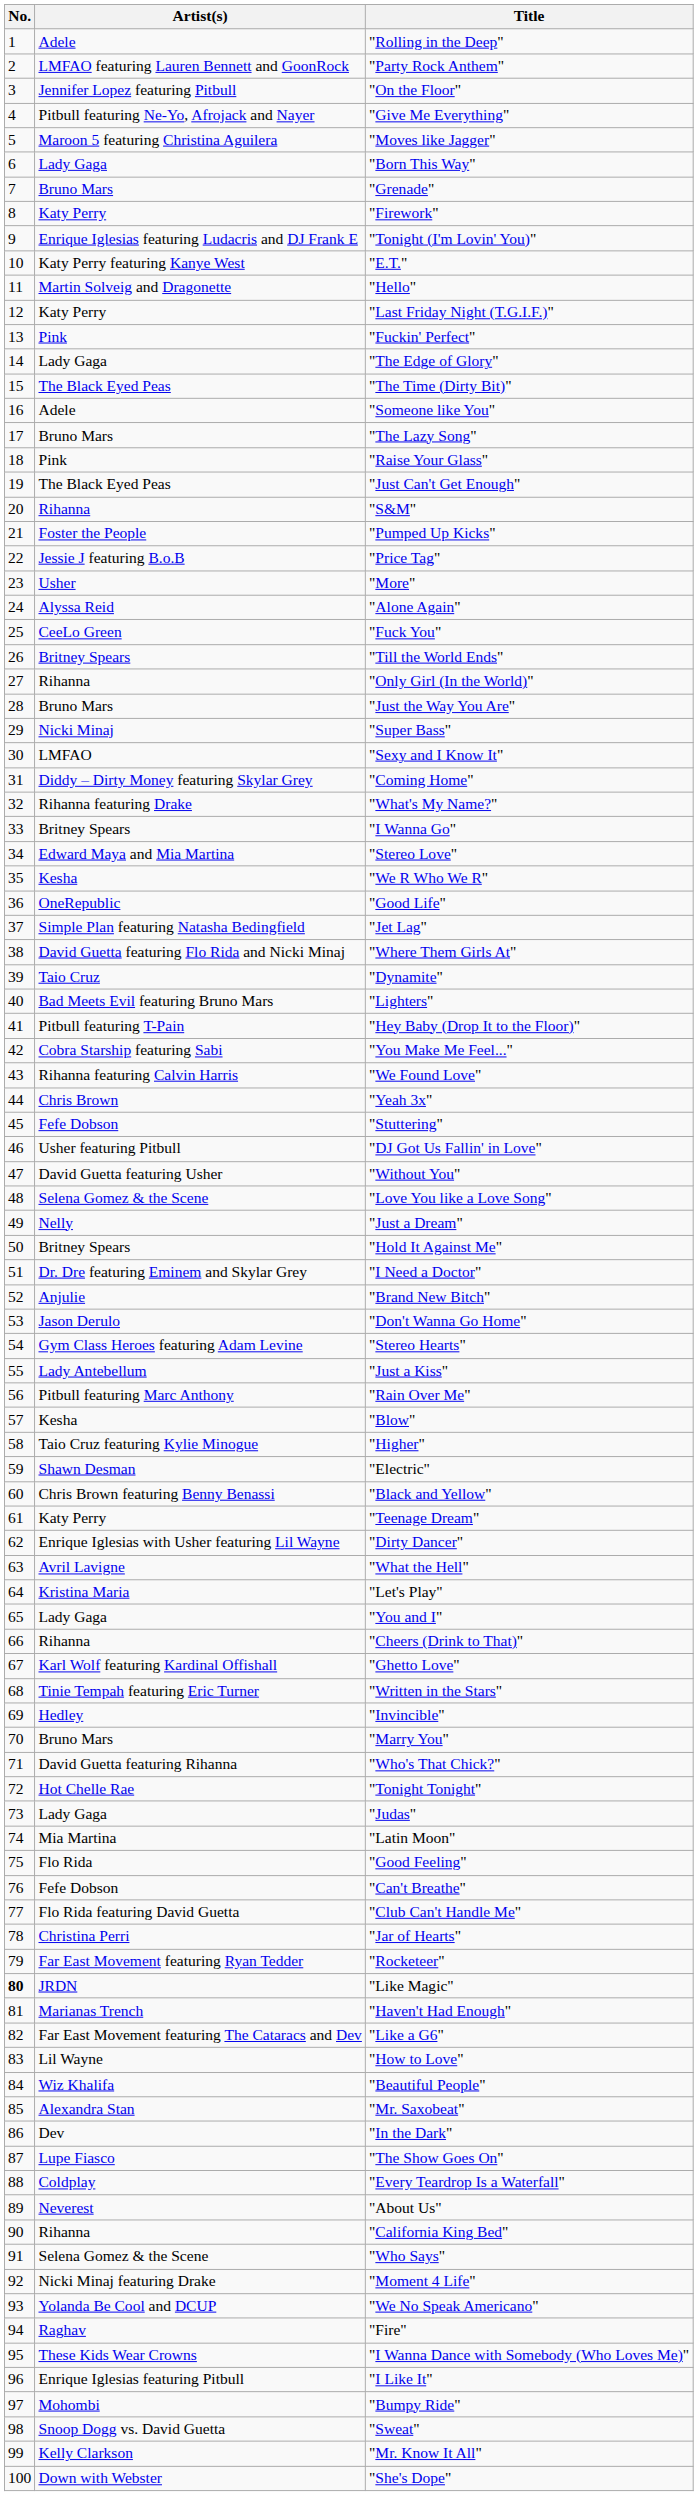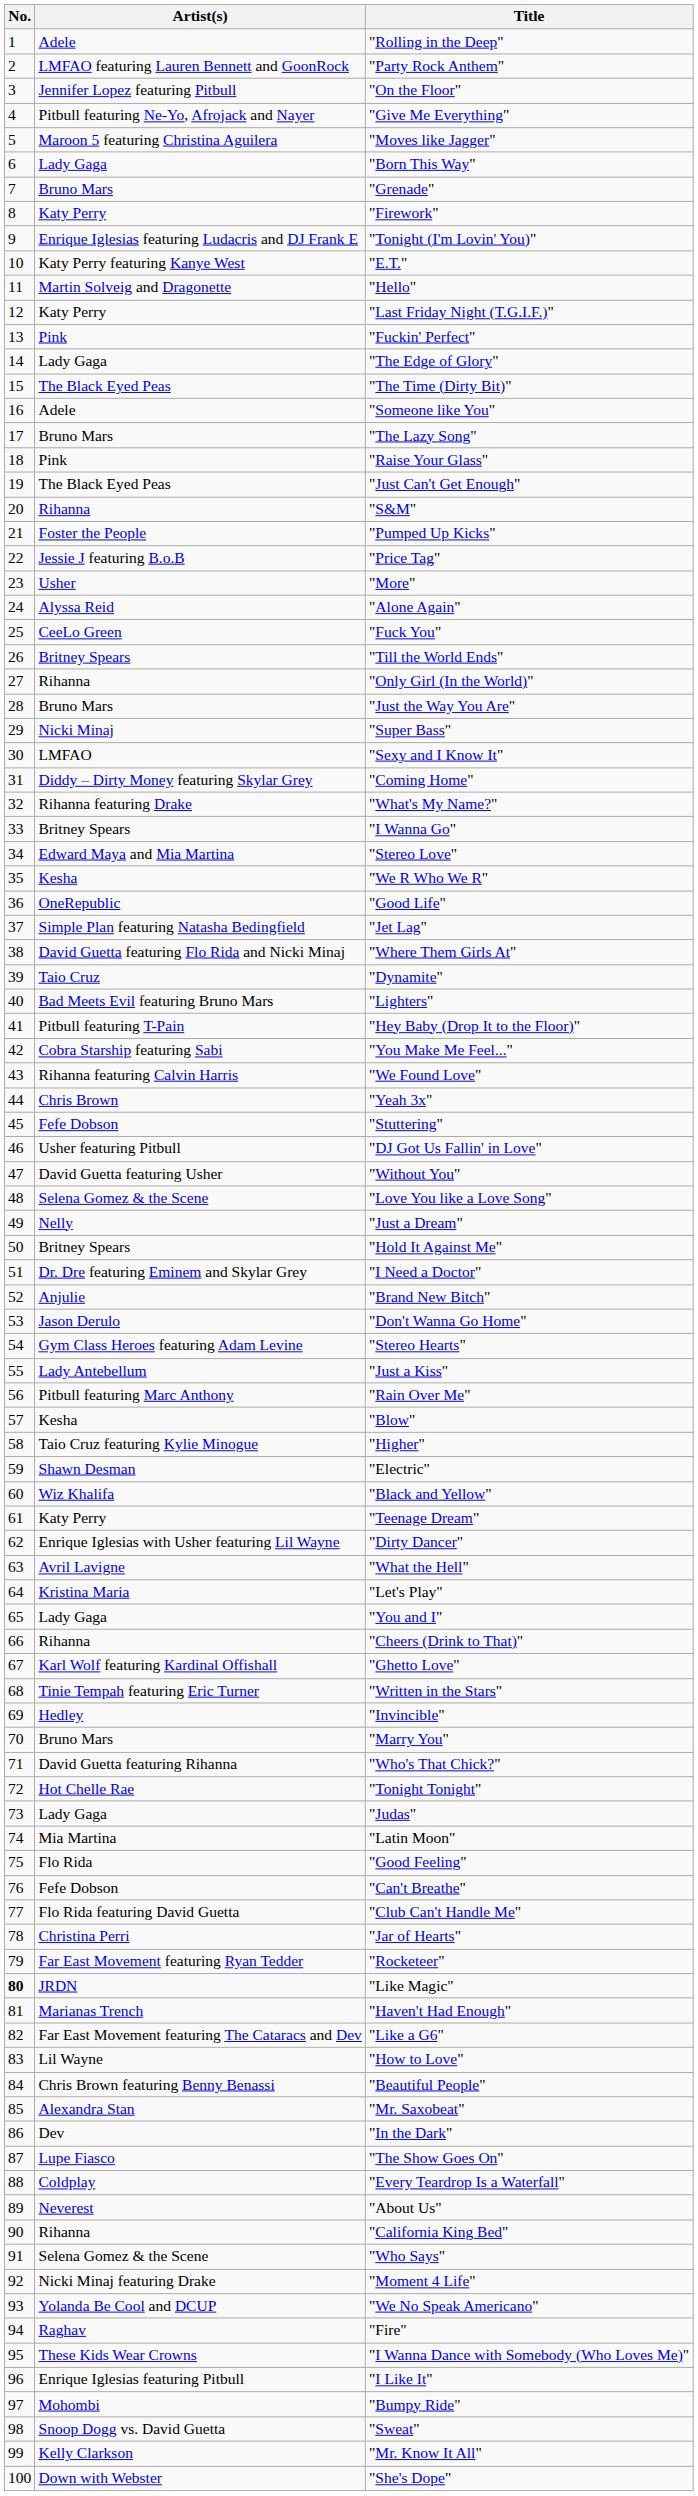(157, 1493) Chris Brown featuring Benny Benassi -> (76, 1493) Wiz Khalifa
(76, 2084) Wiz Khalifa -> (157, 2084) Chris Brown featuring Benny Benassi
